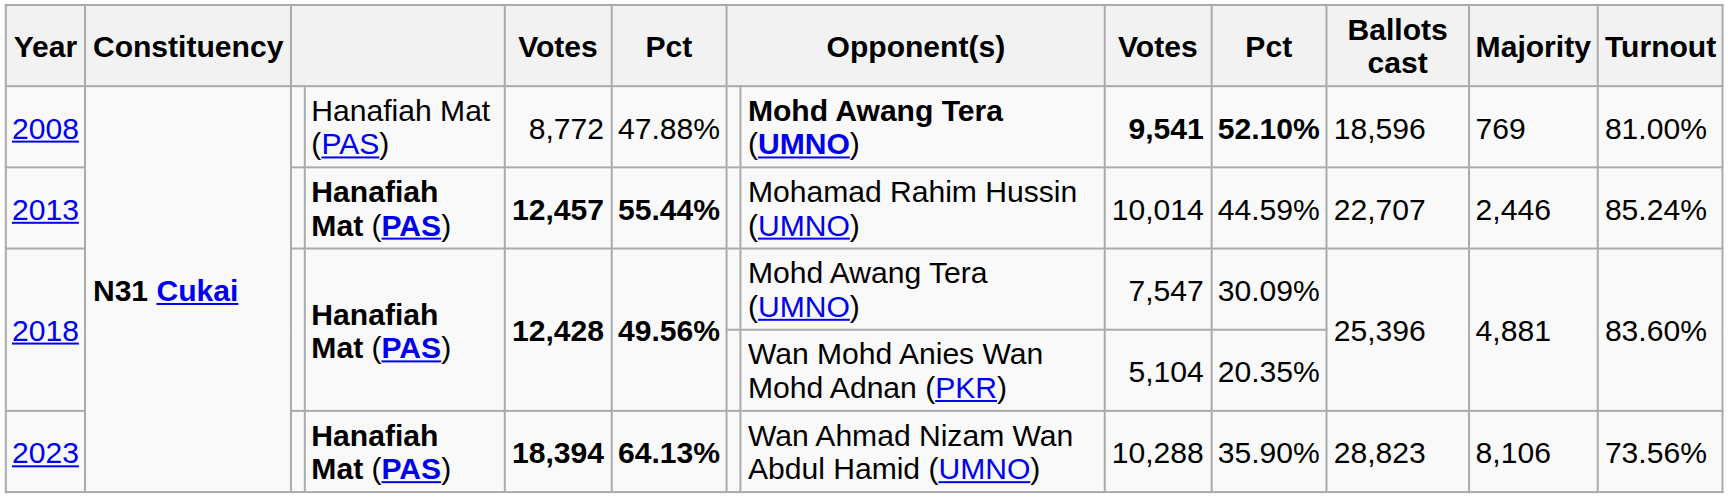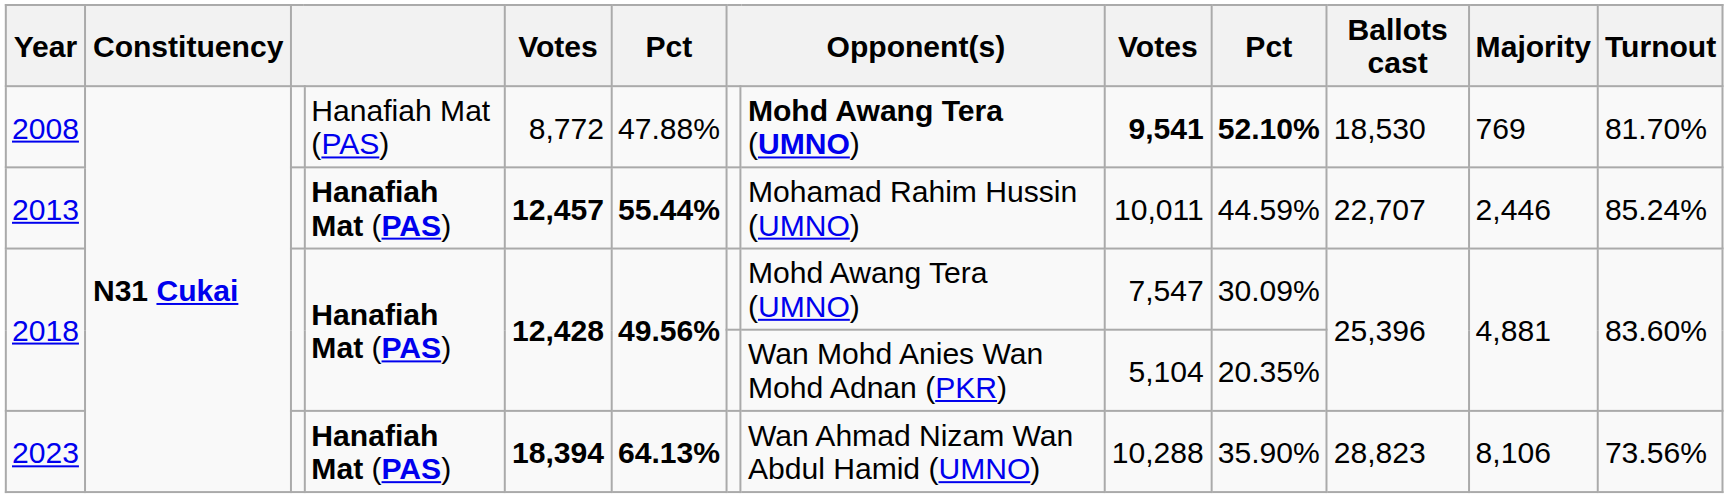(1380, 127) 18,596 -> (1380, 127) 18,530
(1656, 127) 81.00% -> (1656, 127) 81.70%
(1158, 208) 10,014 -> (1159, 208) 10,011
